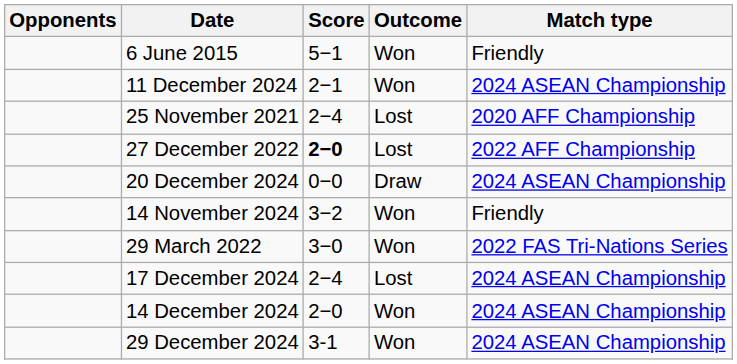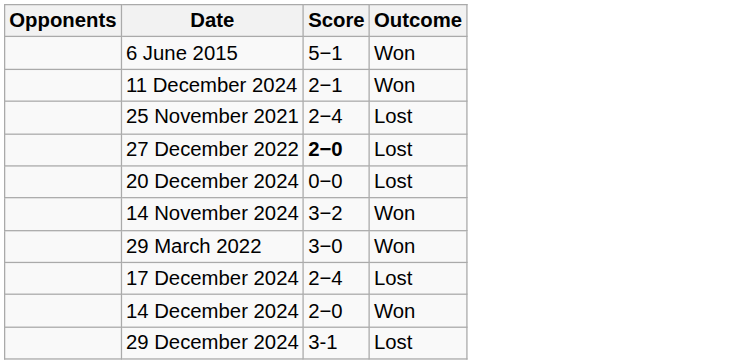- column: (600, 20)
(398, 181) Draw -> (393, 181) Lost
(395, 342) Won -> (393, 342) Lost
